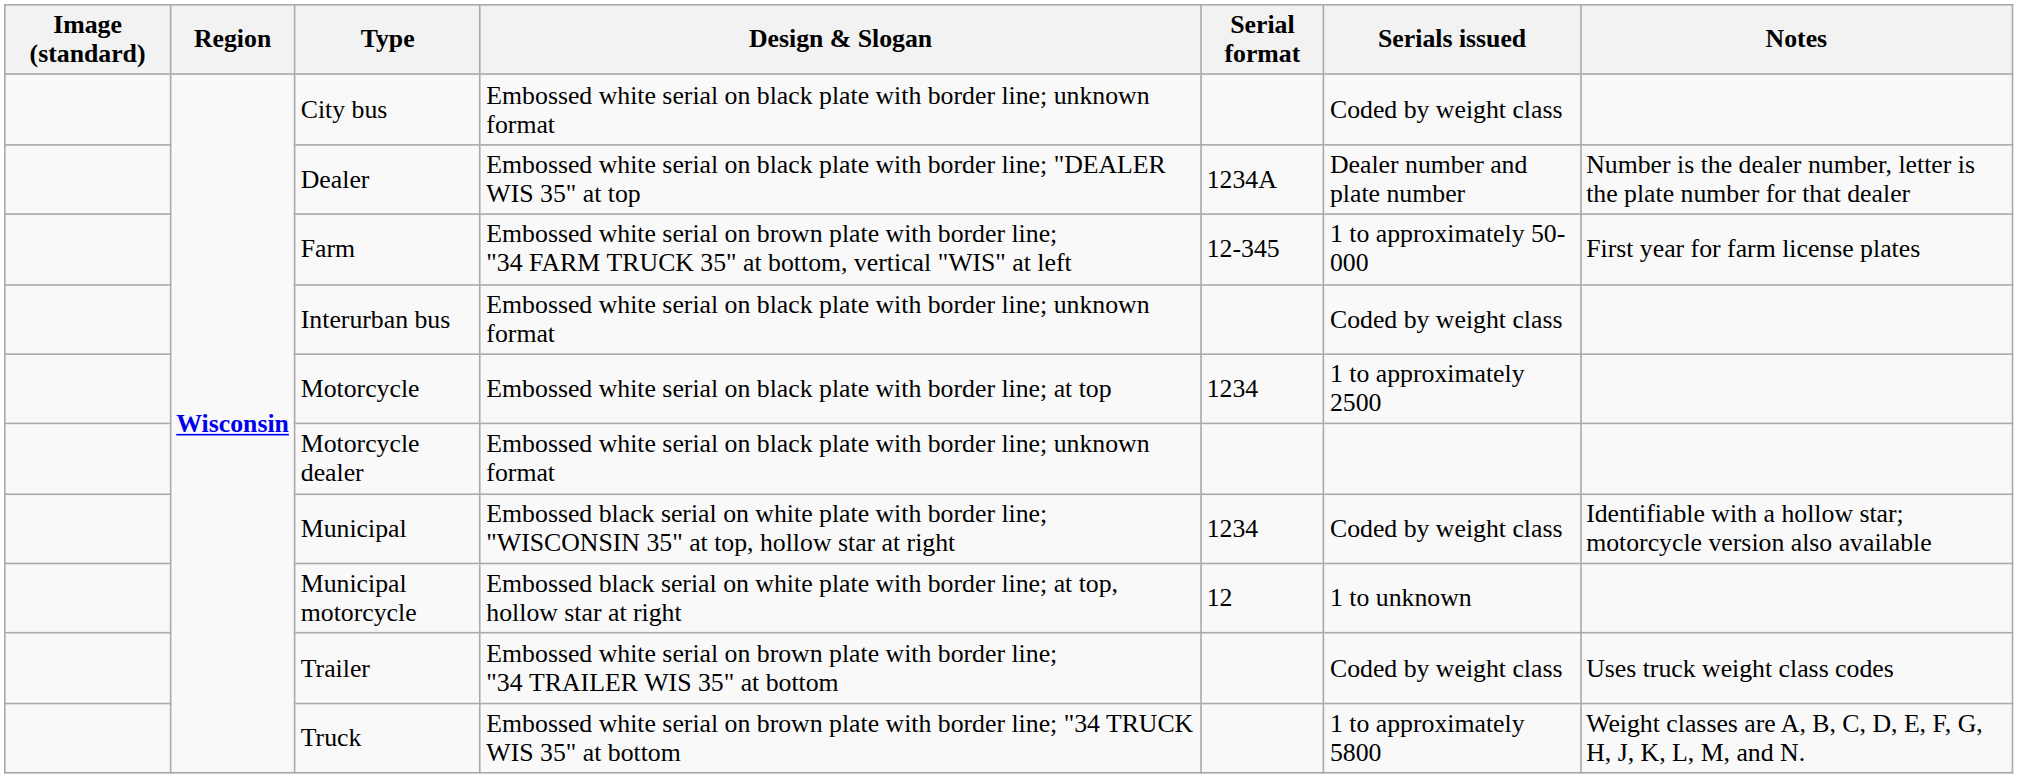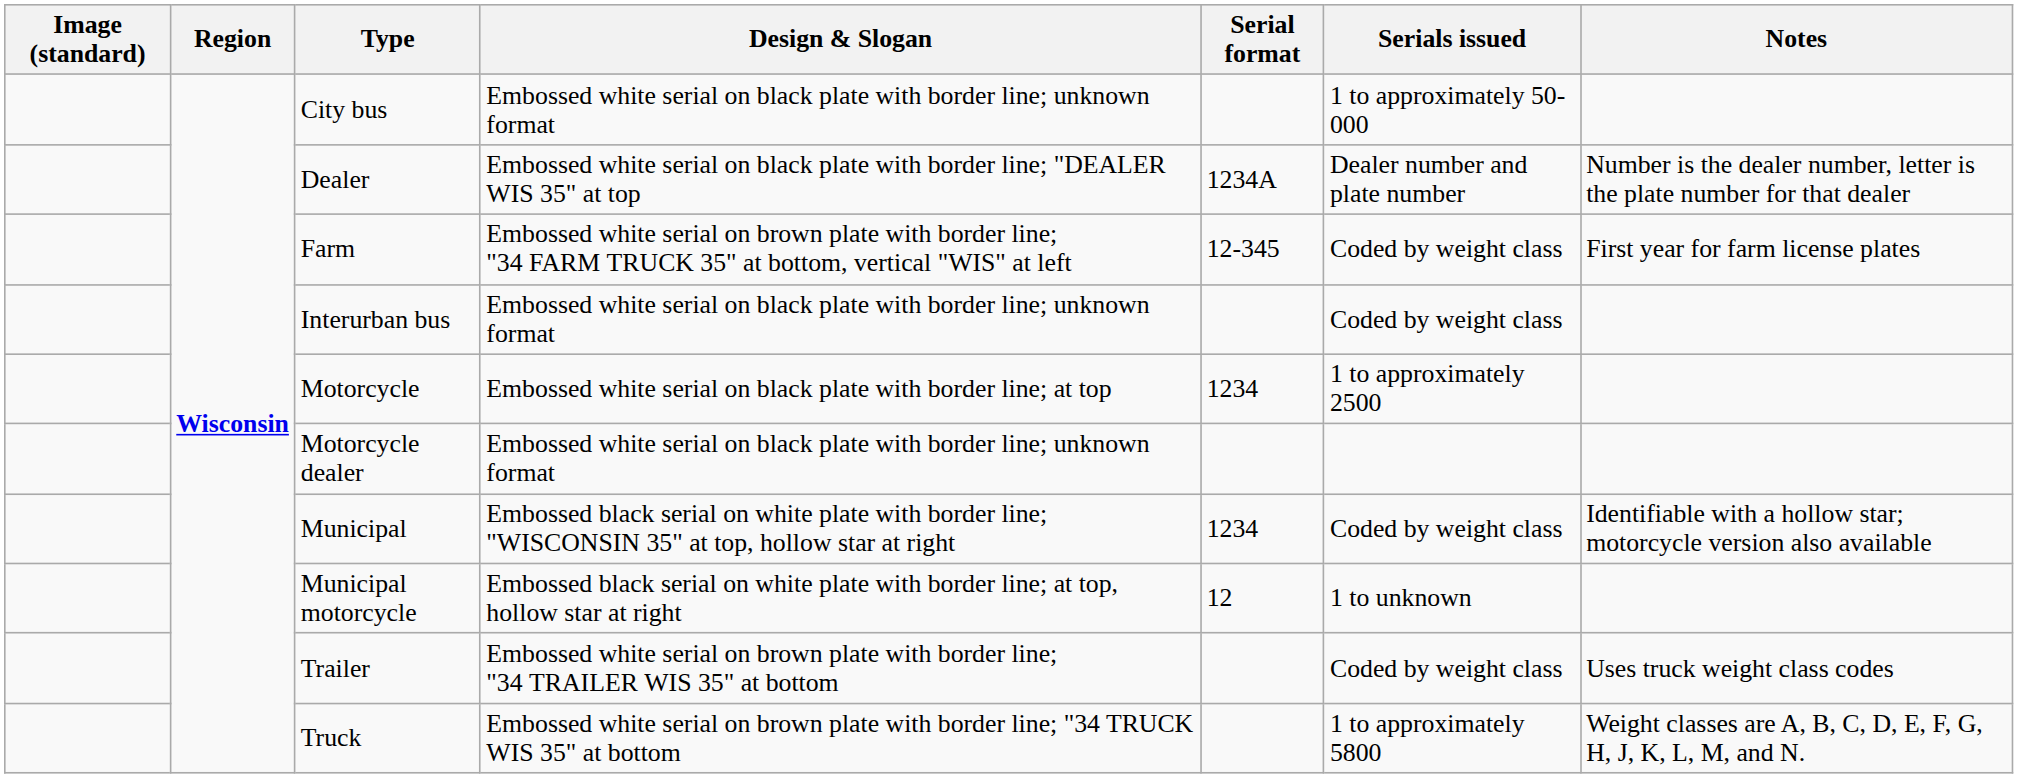(1446, 109) Coded by weight class -> (1448, 109) 1 to approximately 50-000
(1448, 248) 1 to approximately 50-000 -> (1446, 248) Coded by weight class
